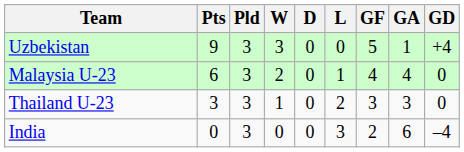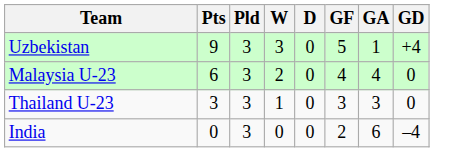- column: (341, 18)
